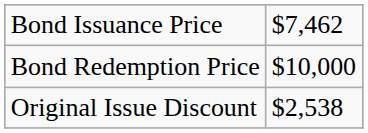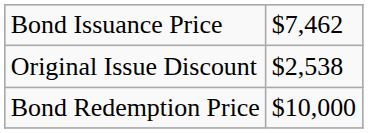rows swapped: (135, 66) <-> (134, 107)
